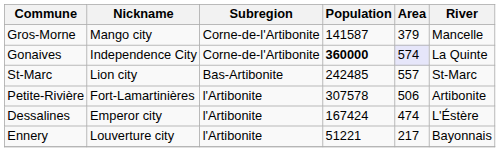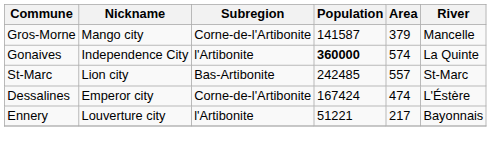(261, 55) Corne-de-l'Artibonite -> (224, 55) l'Artibonite
(408, 55) lavender background -> (400, 55) no background
- row: (46, 95)
(232, 116) l'Artibonite -> (253, 95) Corne-de-l'Artibonite
